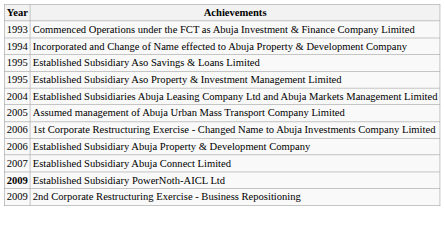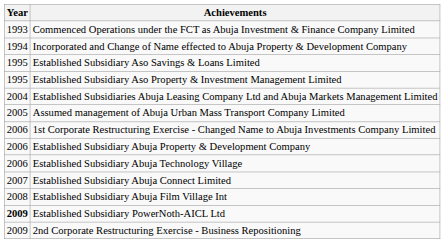+ row: (137, 163)
+ row: (130, 197)
